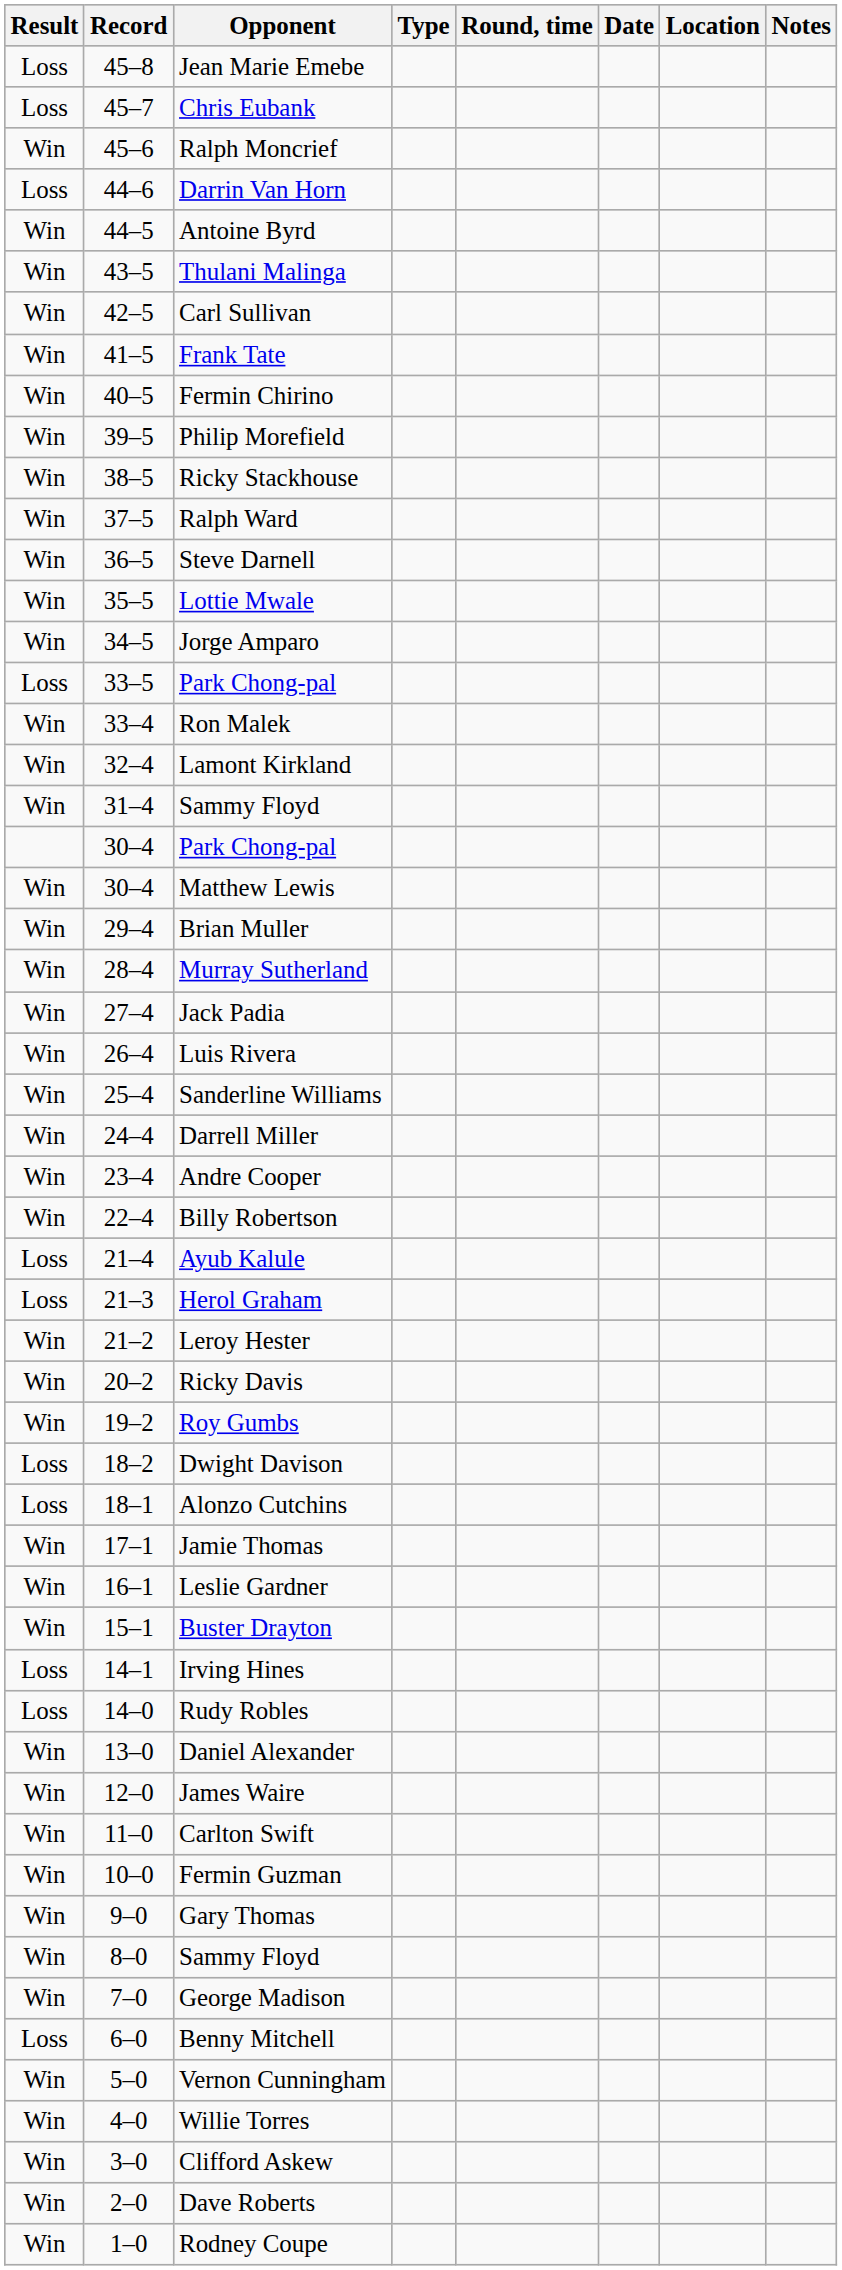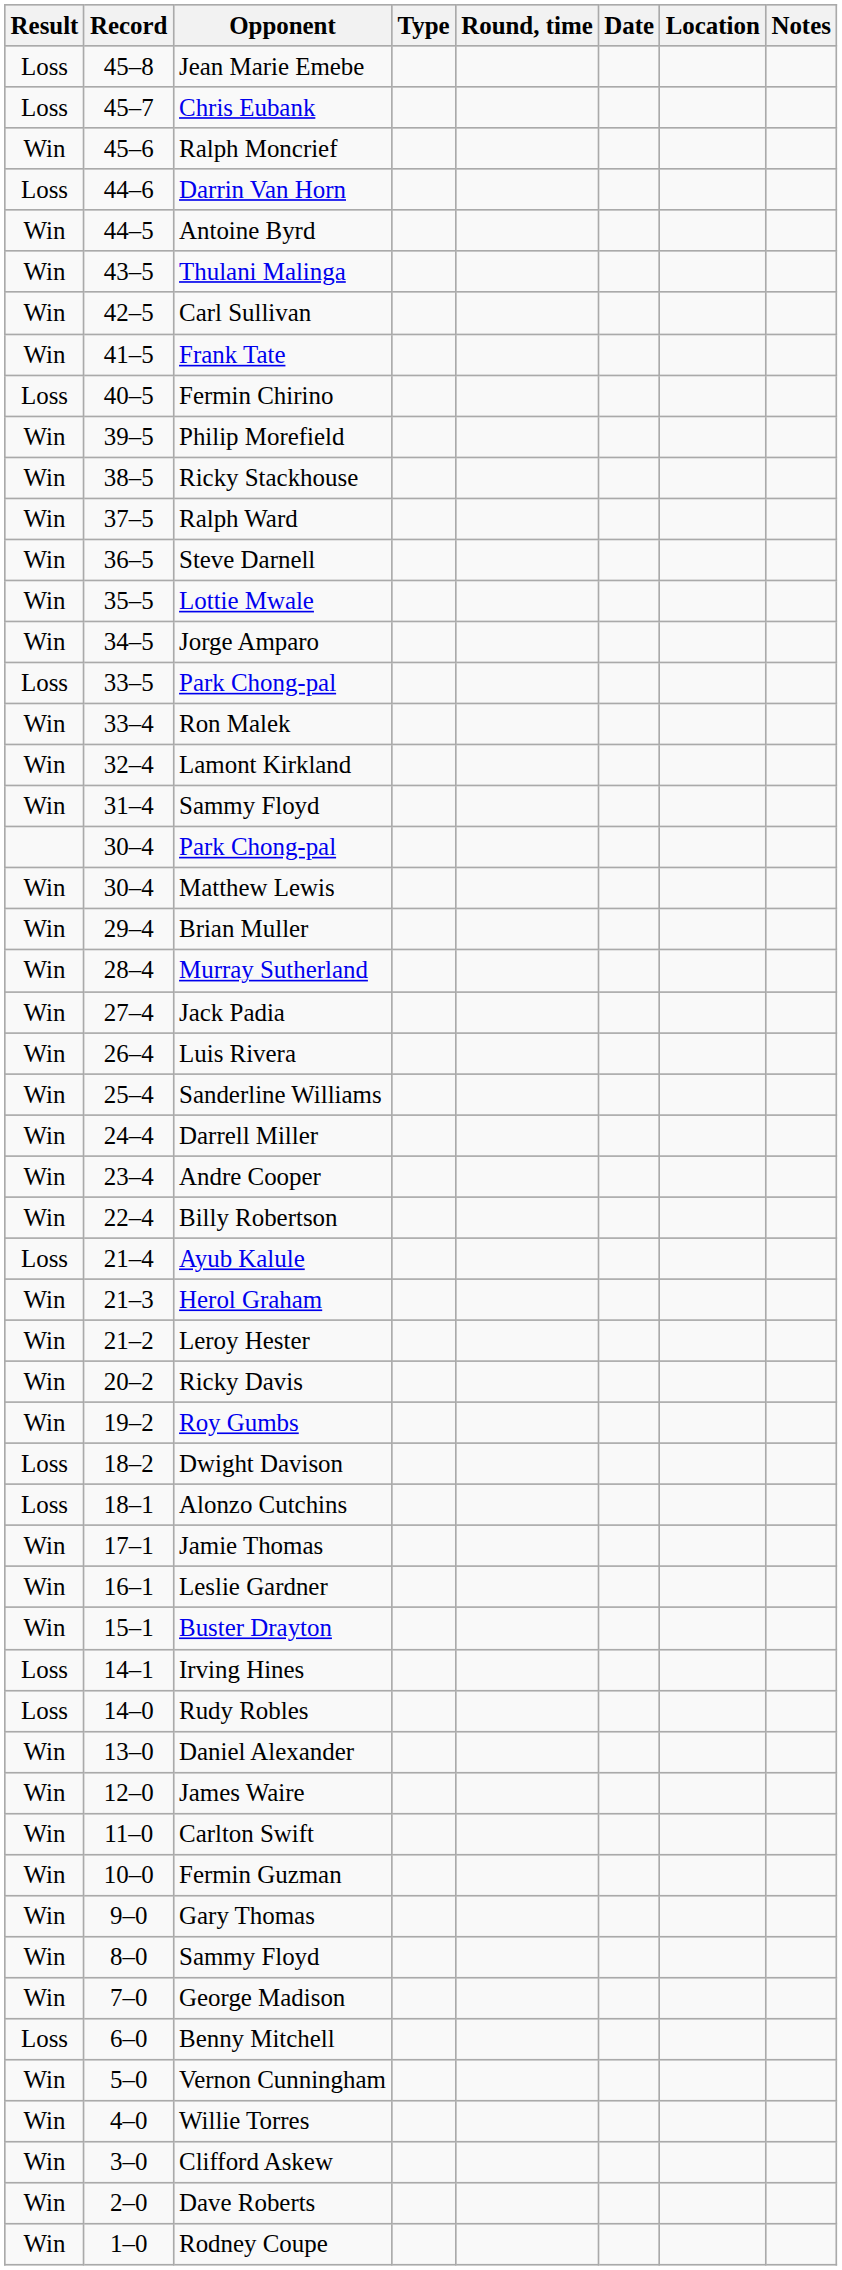(45, 395) Win -> (45, 395) Loss
(45, 1299) Loss -> (45, 1299) Win
